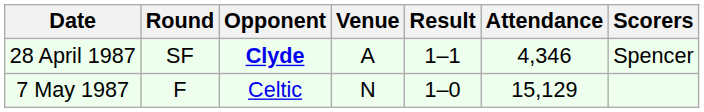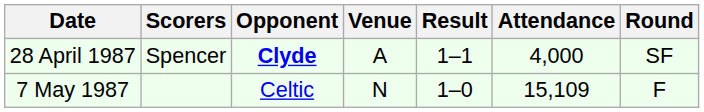columns swapped: (180, 21) <-> (653, 21)
(544, 55) 4,346 -> (556, 55) 4,000
(544, 90) 15,129 -> (556, 90) 15,109
